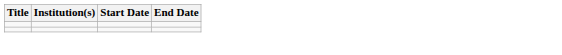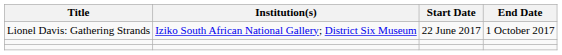+ row: (78, 30)
